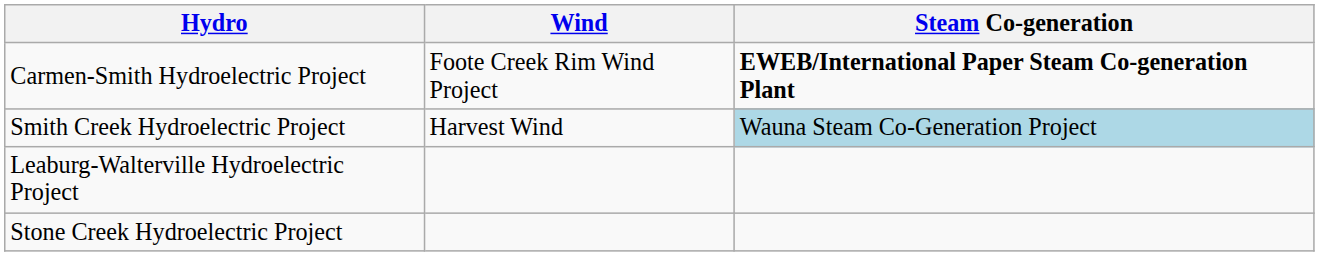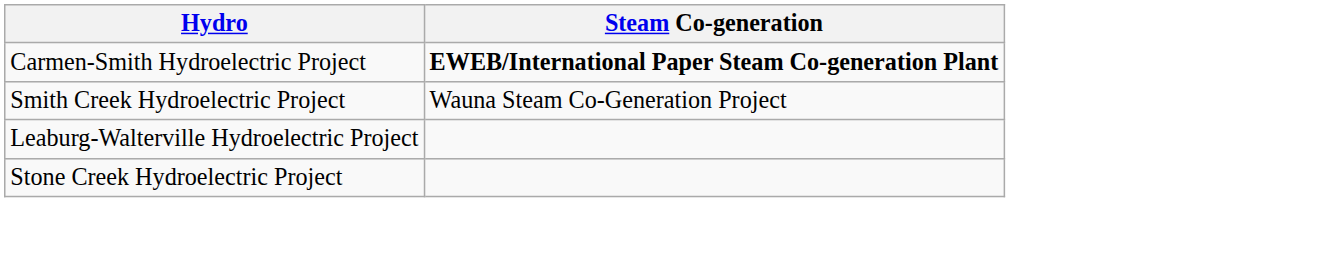- column: (579, 23)
(918, 127) lightblue background -> (608, 100) no background
